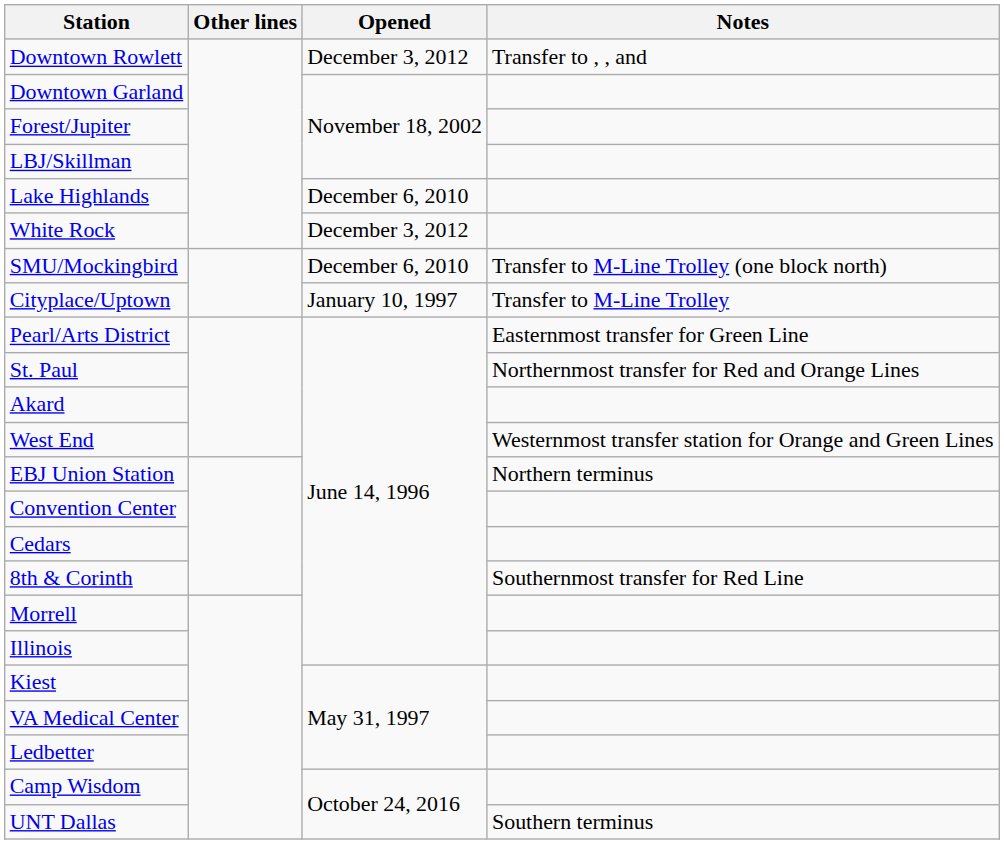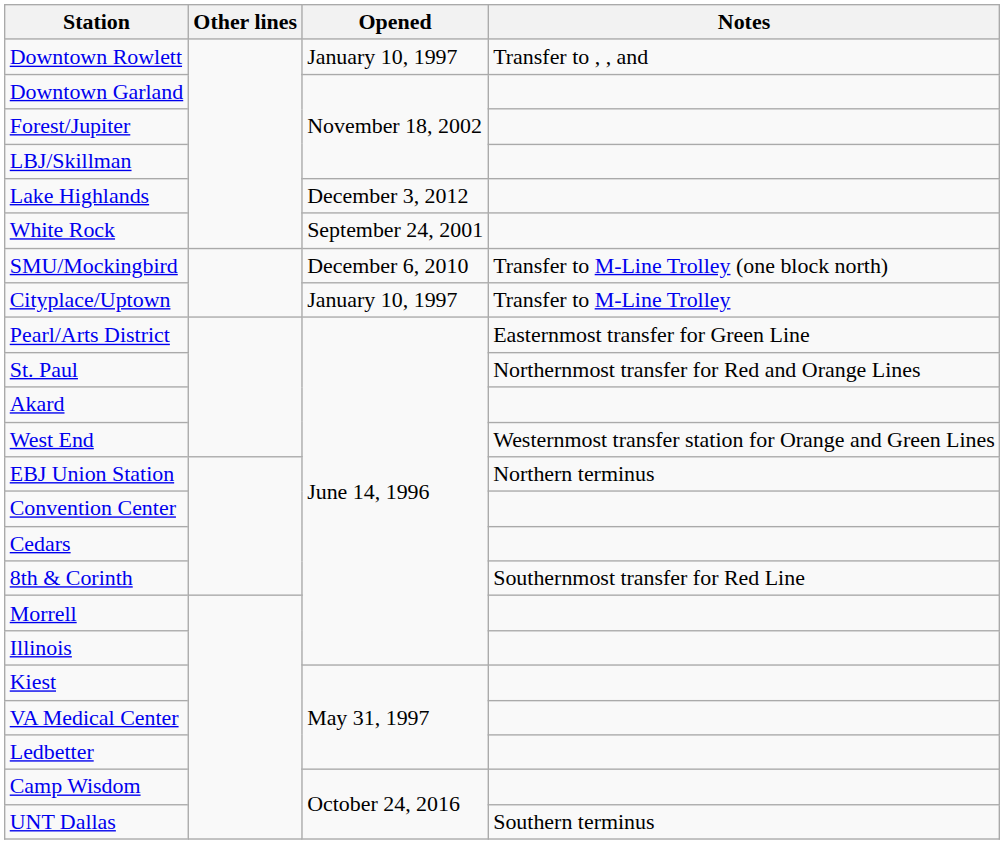(388, 56) December 3, 2012 -> (382, 56) January 10, 1997
(388, 195) December 6, 2010 -> (388, 195) December 3, 2012
(388, 230) December 3, 2012 -> (395, 230) September 24, 2001
